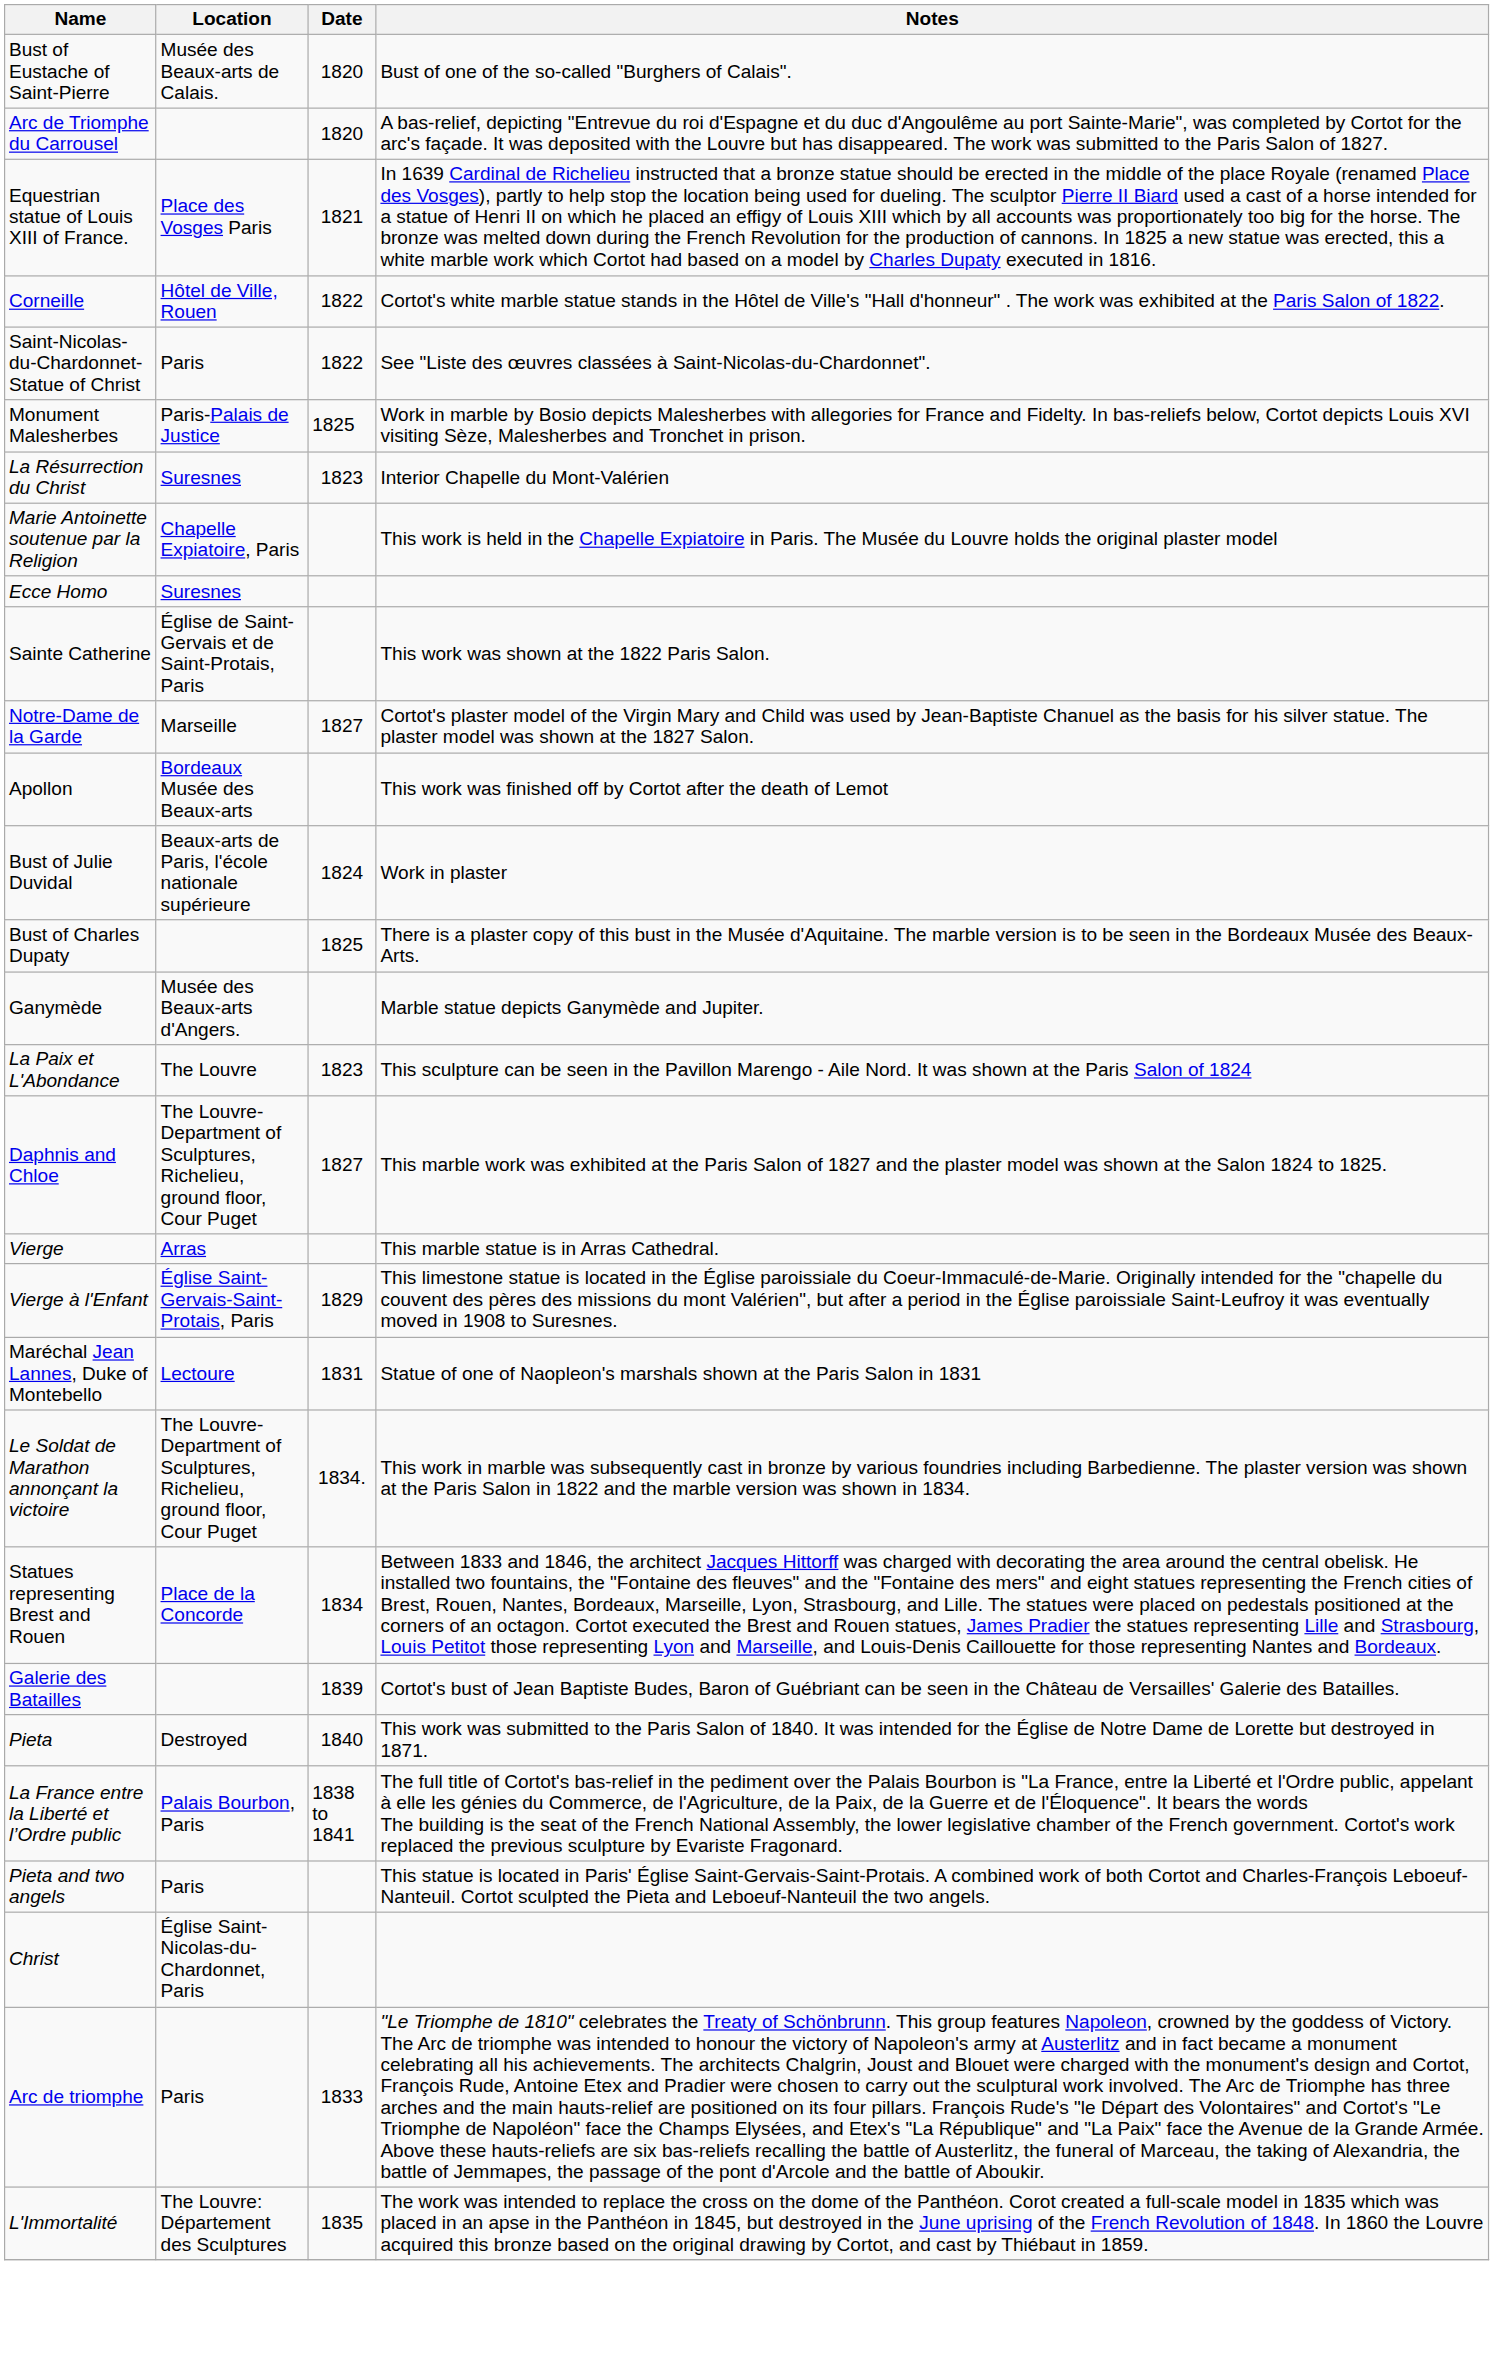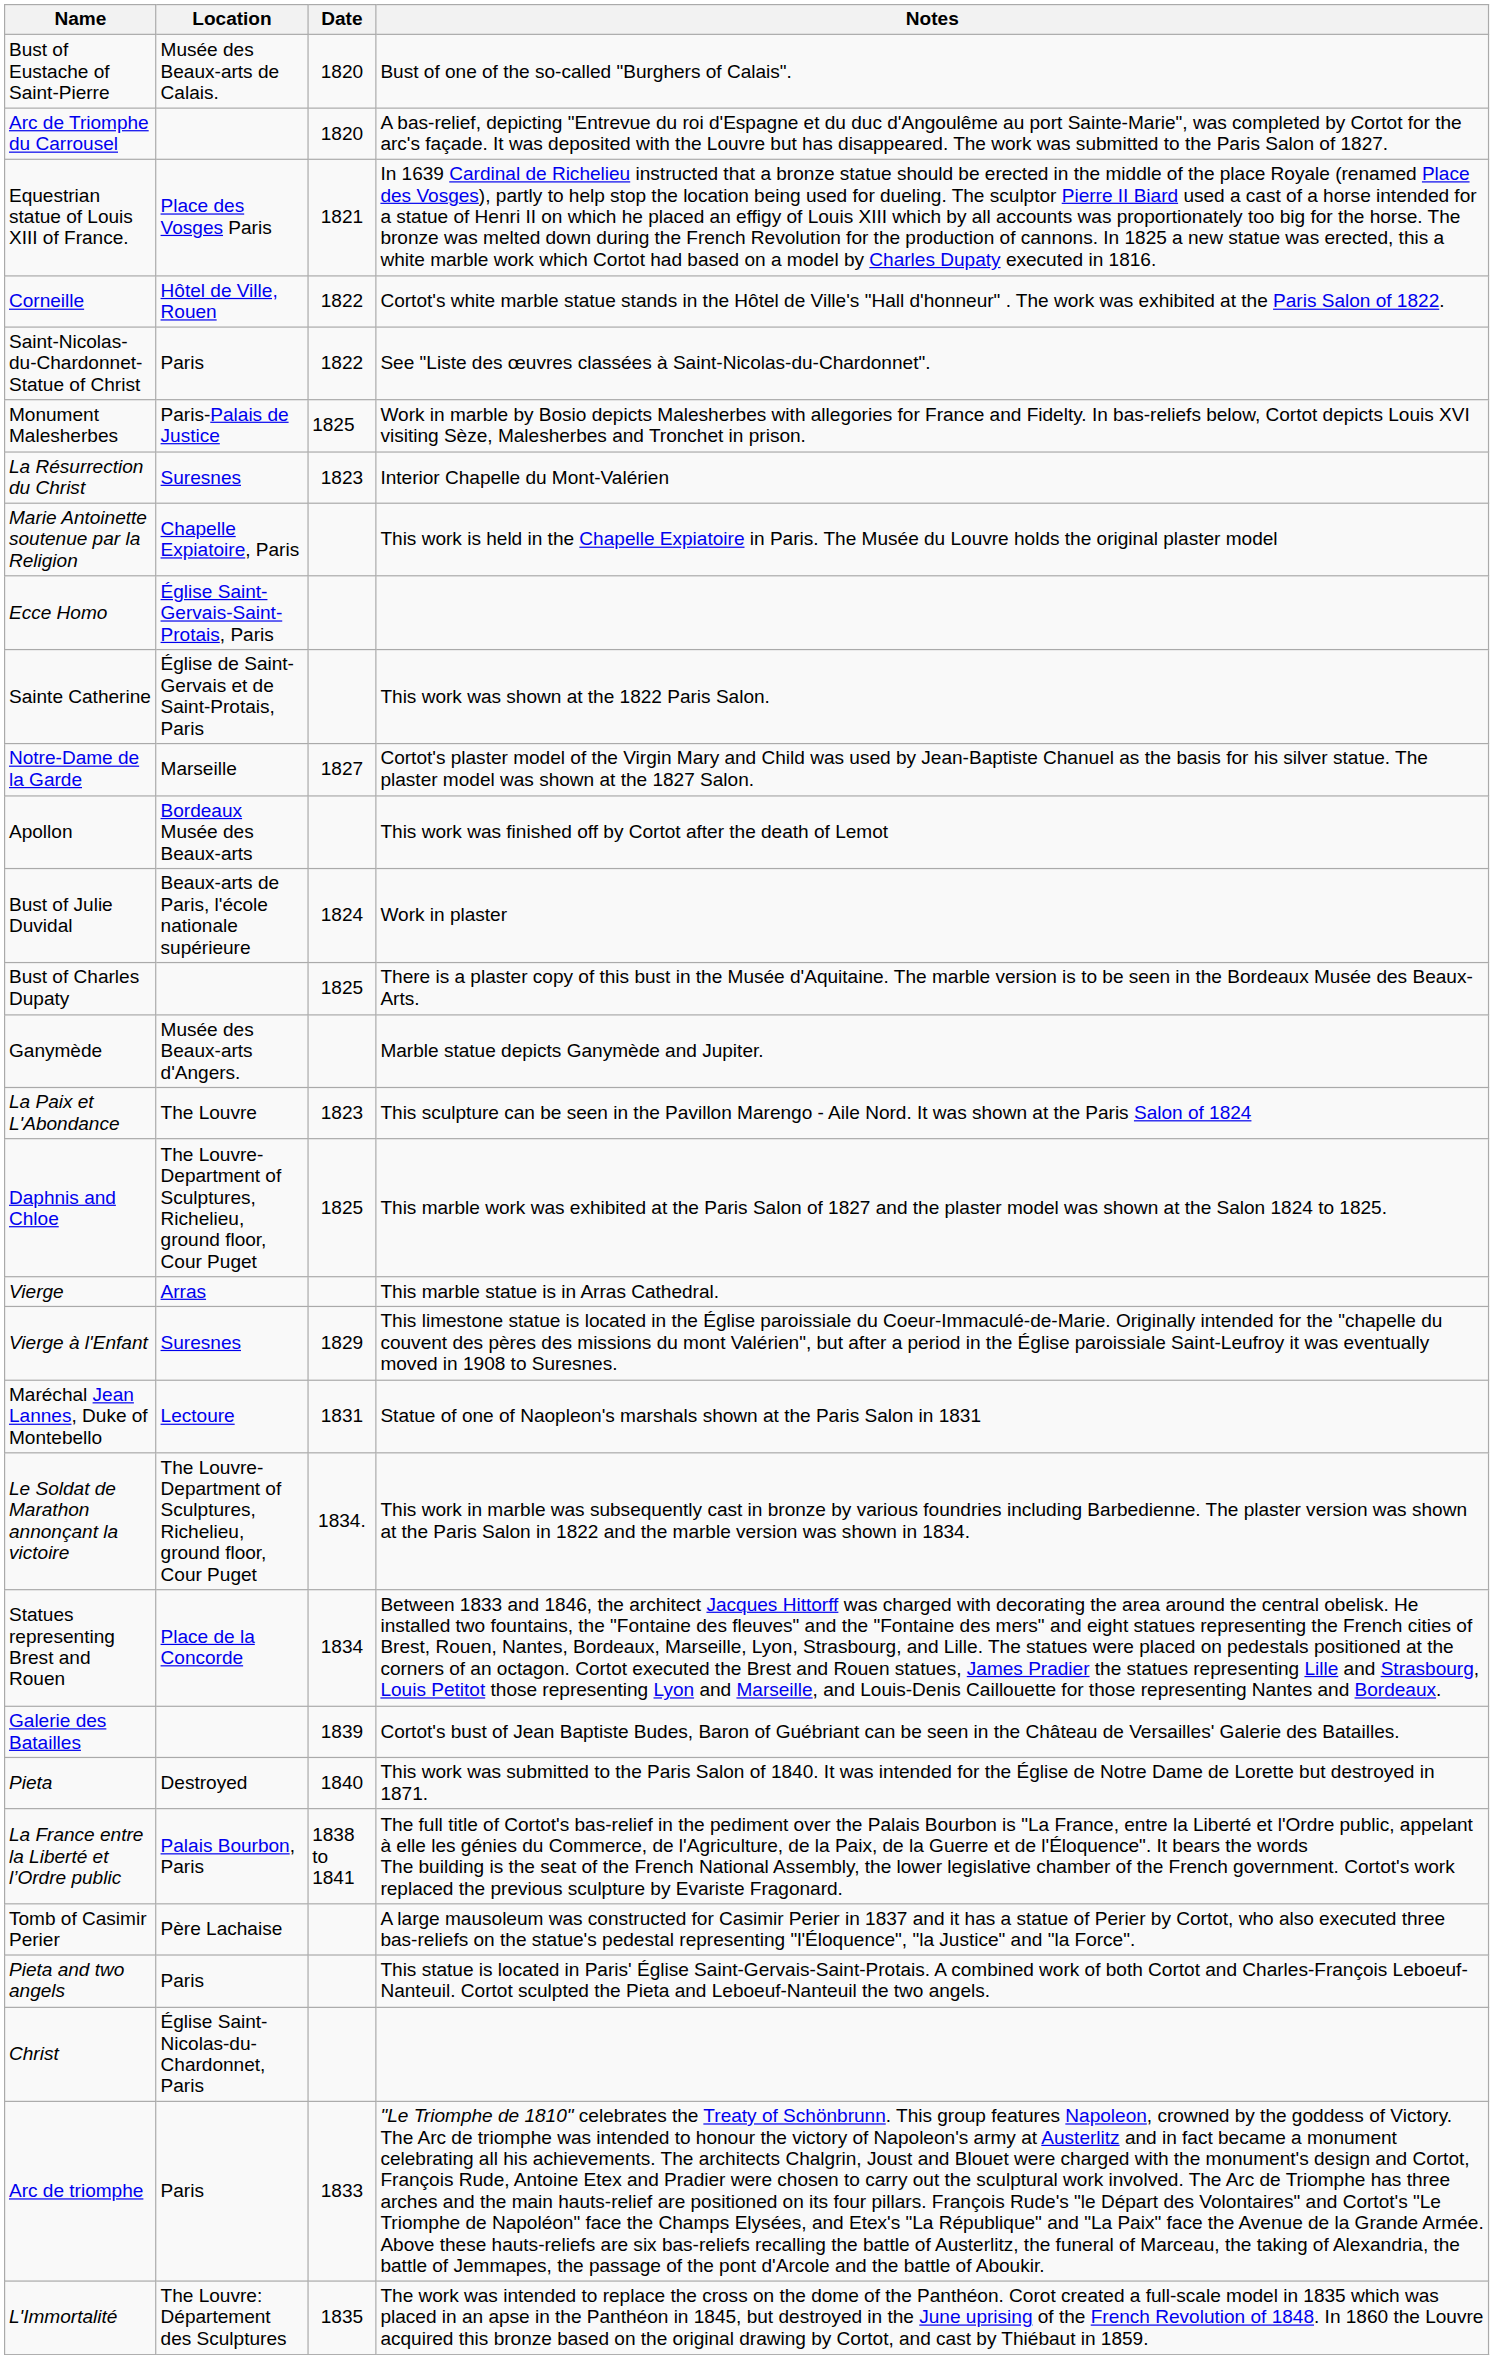(201, 591) Suresnes -> (221, 612) Église Saint-Gervais-Saint-Protais, Paris
(342, 1164) 1827 -> (342, 1207) 1825
(221, 1300) Église Saint-Gervais-Saint-Protais, Paris -> (201, 1343) Suresnes
+ row: (78, 1929)
